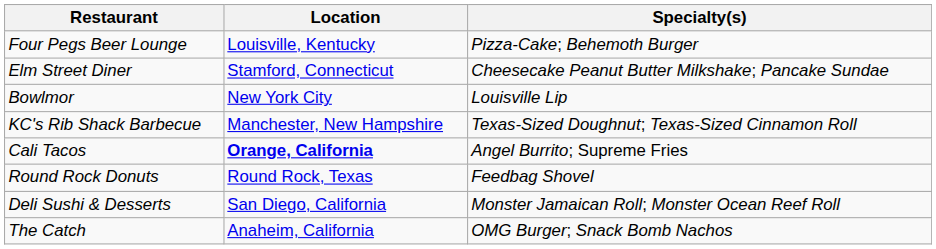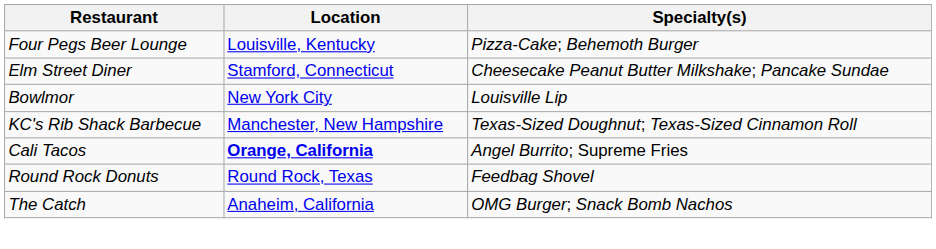- row: (90, 204)
